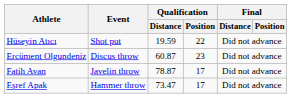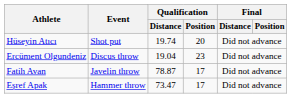(166, 41) 19.59 -> (166, 41) 19.74
(200, 41) 22 -> (200, 41) 20
(166, 56) 60.87 -> (166, 56) 19.04
